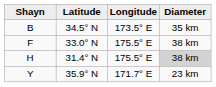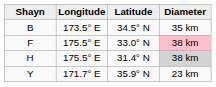columns swapped: (82, 12) <-> (133, 12)
(185, 43) no background -> (185, 43) pink background
